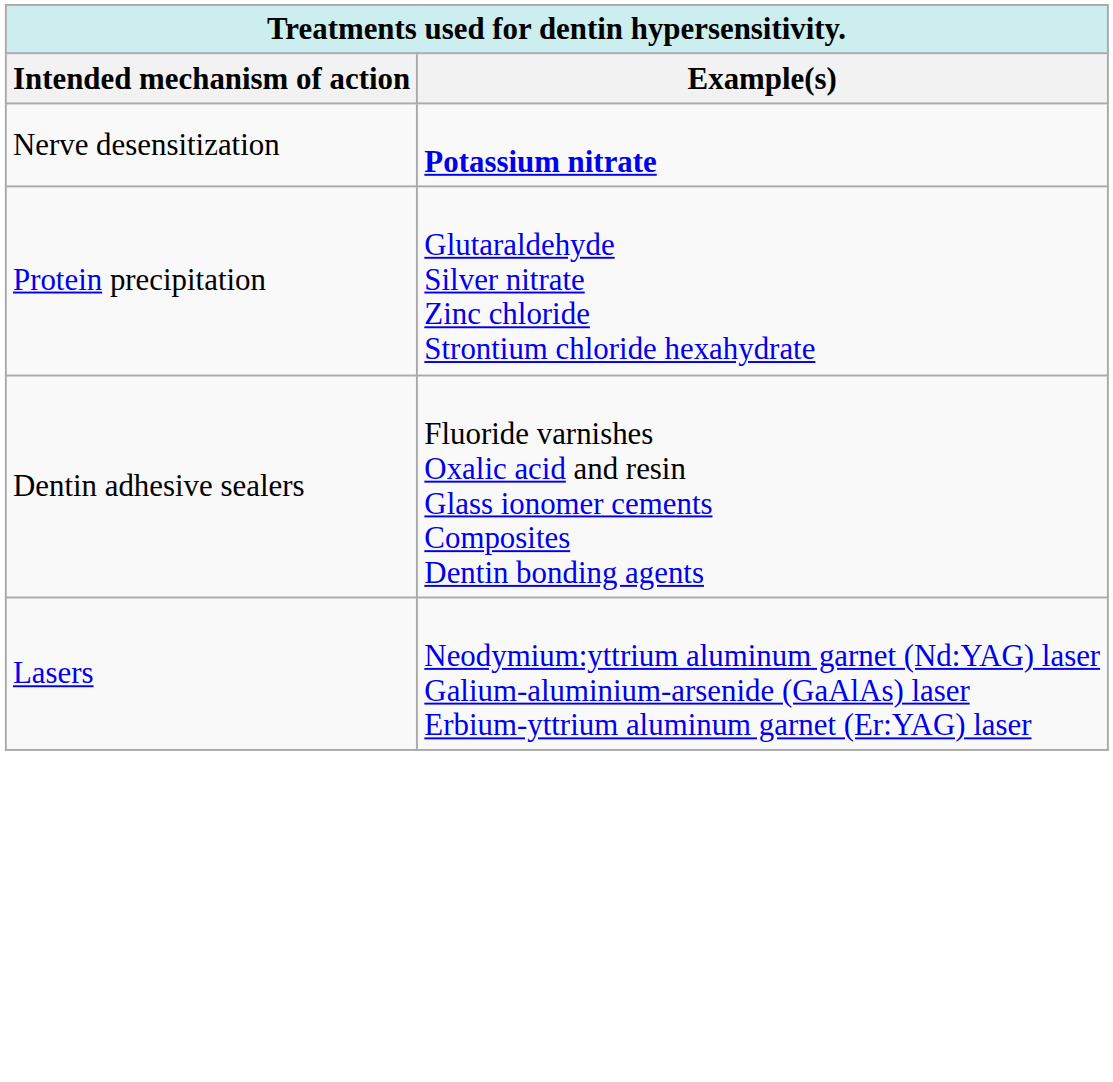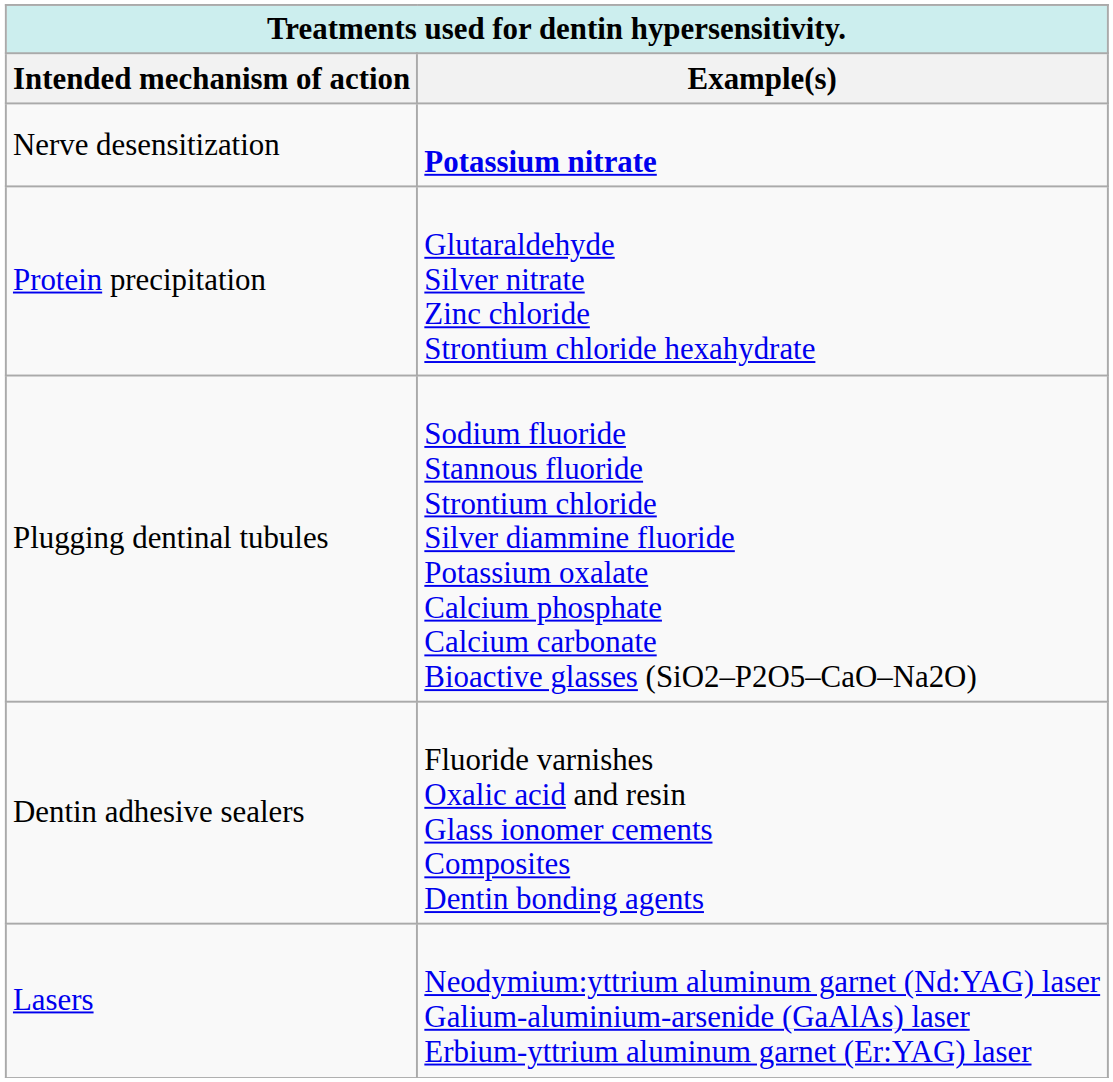+ row: (171, 537)
